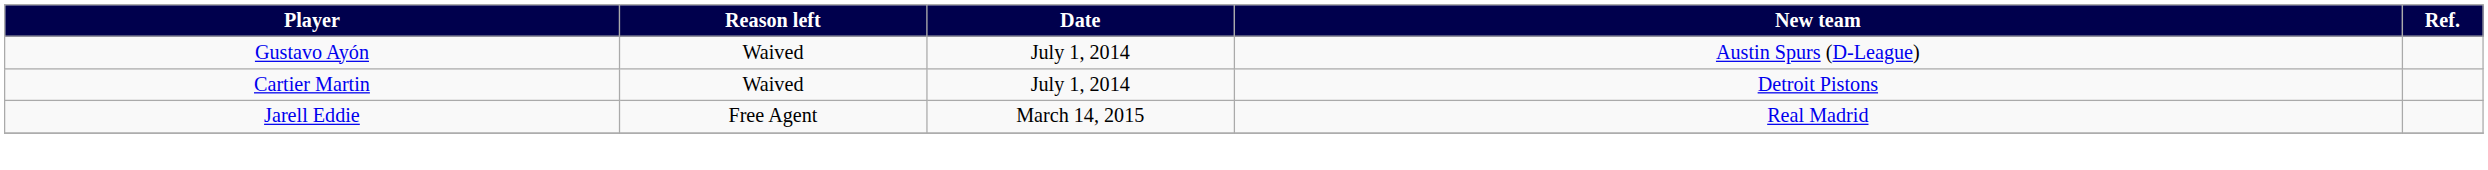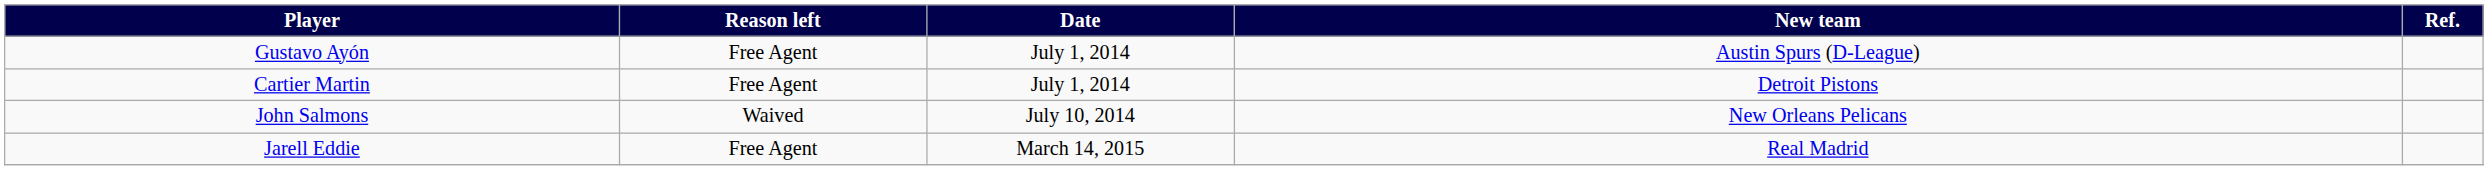(773, 52) Waived -> (773, 52) Free Agent
(773, 84) Waived -> (773, 84) Free Agent
+ row: (312, 116)
